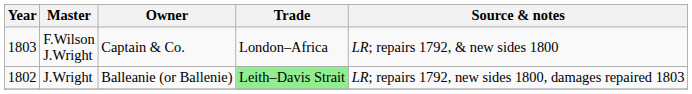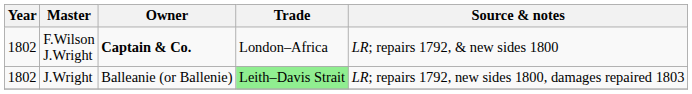(22, 46) 1803 -> (22, 46) 1802
(143, 46) normal -> (146, 46) bold
